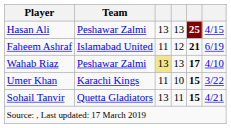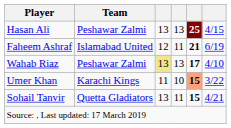(163, 47) 11 -> (163, 47) 12
(179, 47) 12 -> (179, 47) 11
(194, 81) no background -> (194, 81) lightsalmon background
